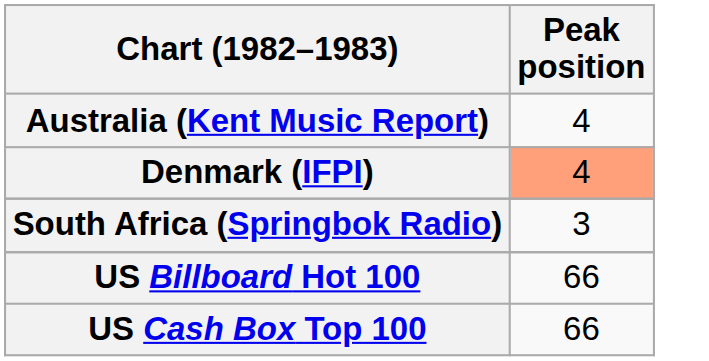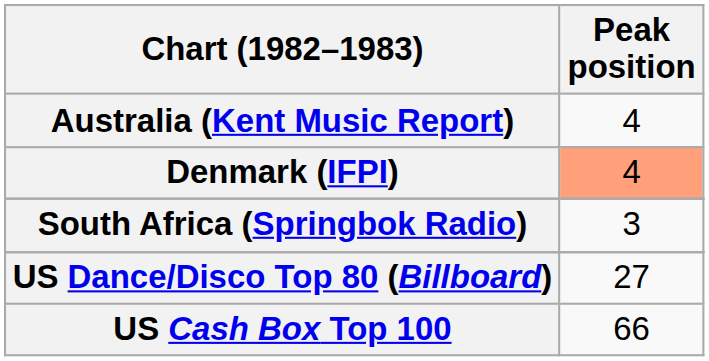- row: (257, 276)
+ row: (282, 276)
